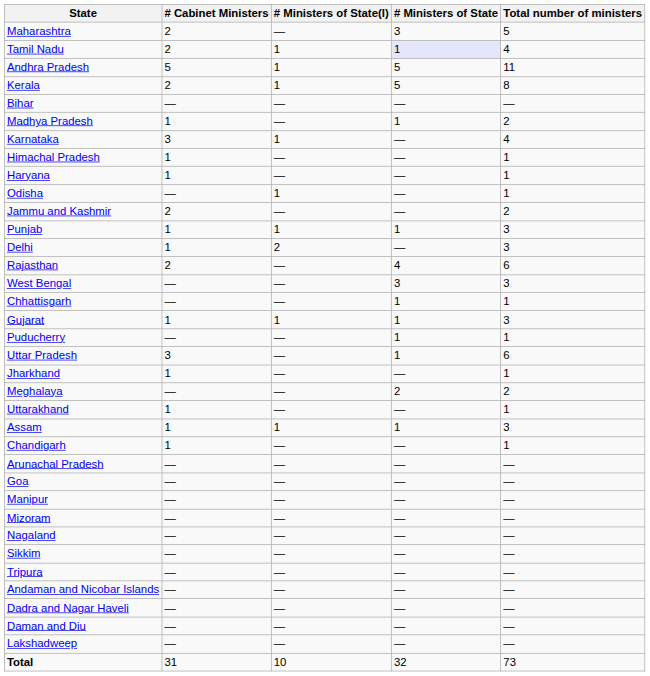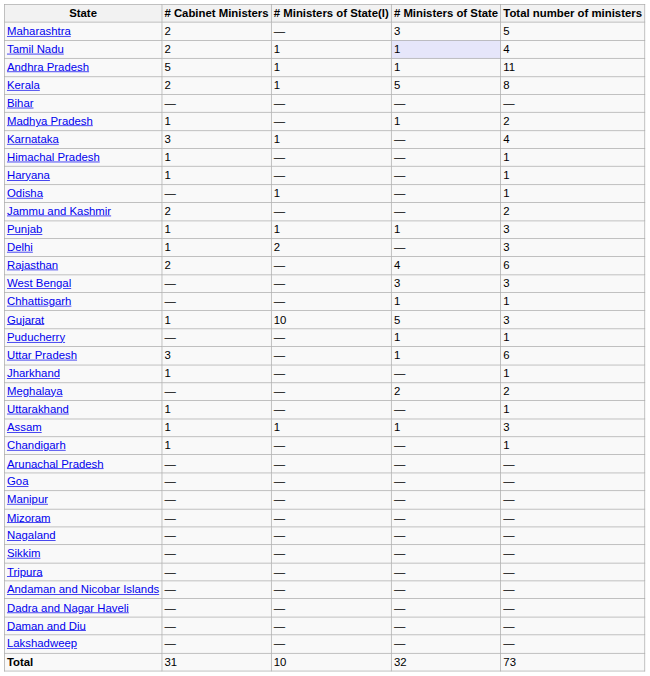(397, 67) 5 -> (397, 67) 1
(277, 319) 1 -> (280, 319) 10
(397, 319) 1 -> (397, 319) 5
